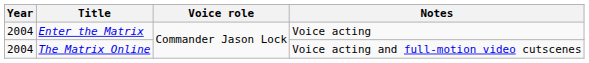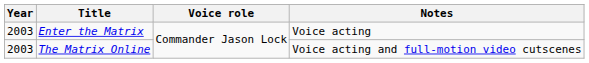(20, 31) 2004 -> (20, 31) 2003
(20, 49) 2004 -> (20, 49) 2003
